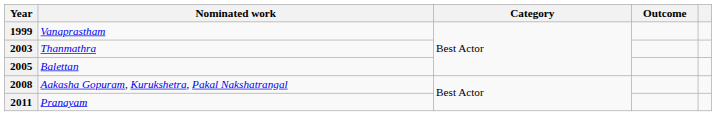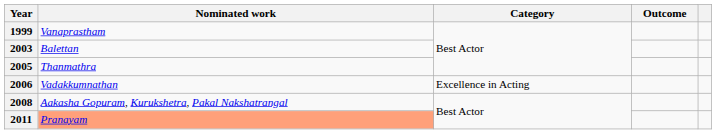(68, 48) Thanmathra -> (60, 48) Balettan
(60, 66) Balettan -> (68, 66) Thanmathra
+ row: (21, 84)
(64, 102) no background -> (64, 119) lightsalmon background
